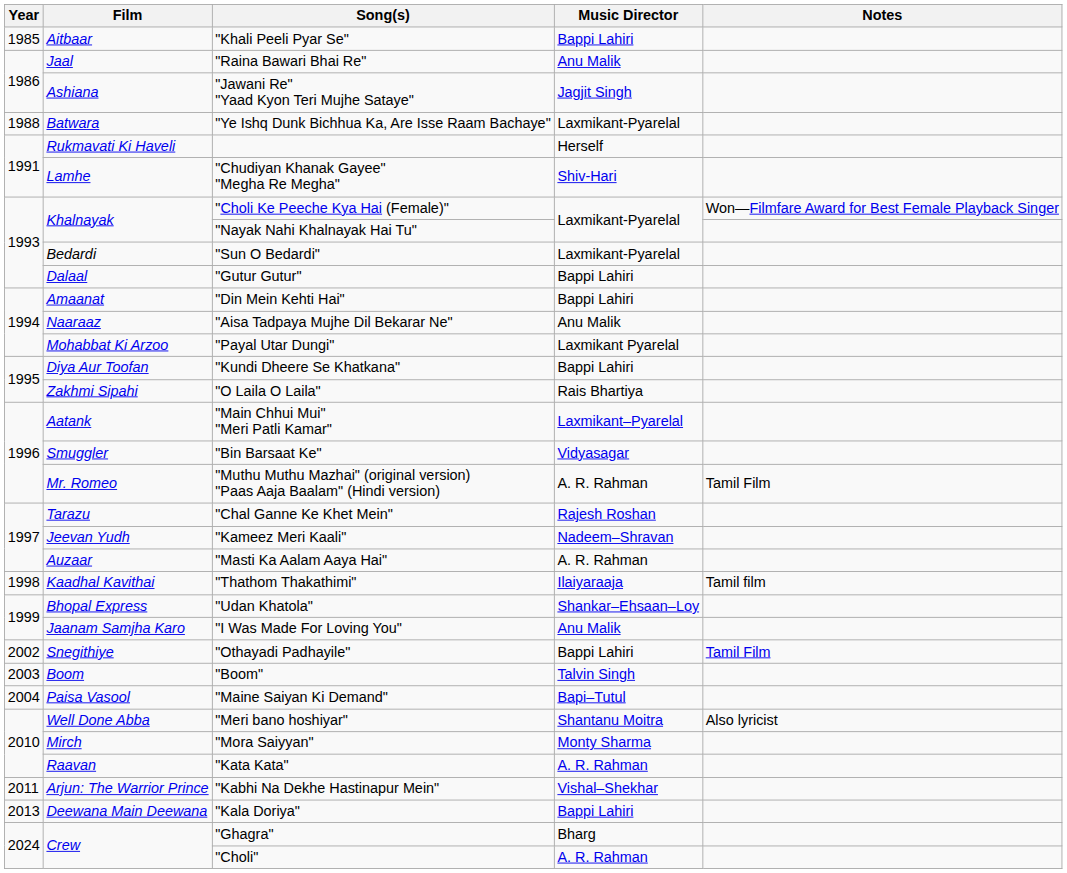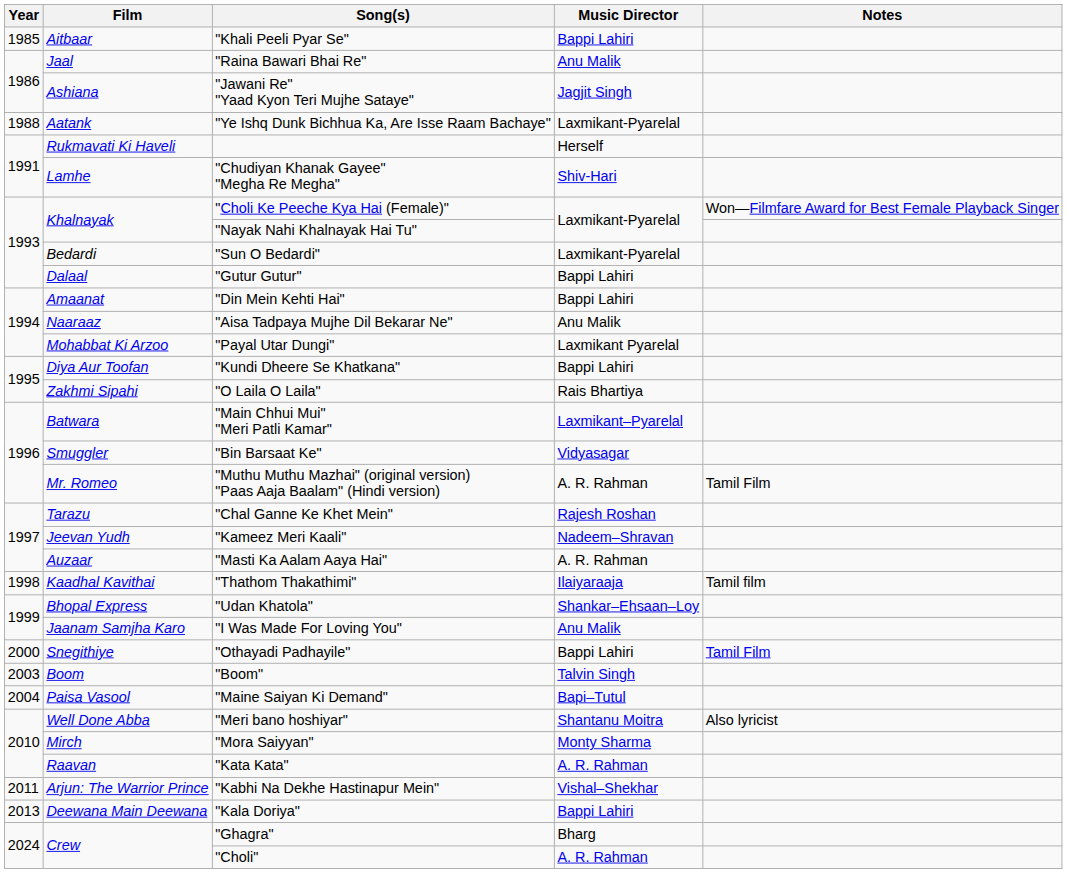(73, 123) Batwara -> (69, 123) Aatank
(69, 421) Aatank -> (73, 421) Batwara
(24, 651) 2002 -> (24, 651) 2000
